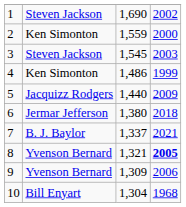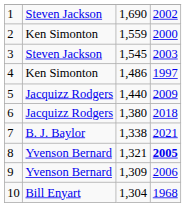(165, 73) 1999 -> (165, 73) 1997
(67, 113) Jermar Jefferson -> (69, 113) Jacquizz Rodgers
(133, 133) 1,337 -> (133, 133) 1,338
